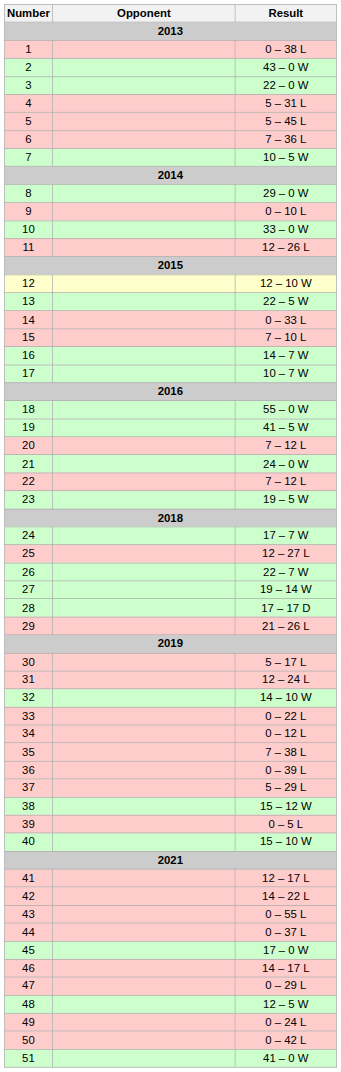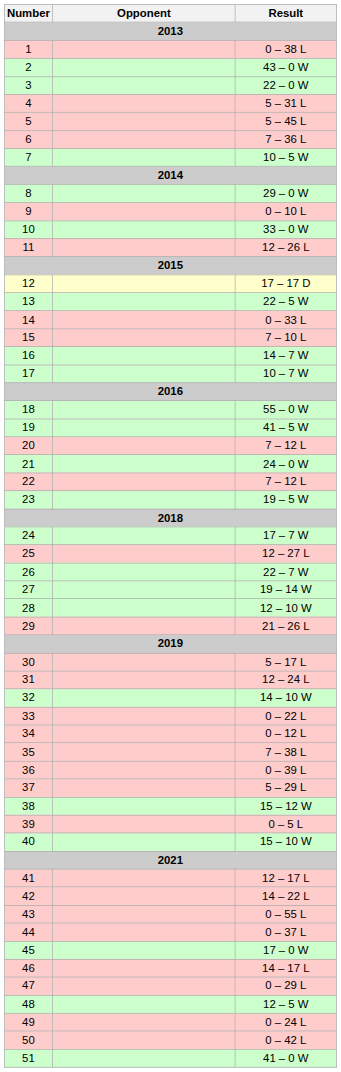(286, 283) 12 – 10 W -> (286, 283) 17 – 17 D
(286, 608) 17 – 17 D -> (286, 608) 12 – 10 W
